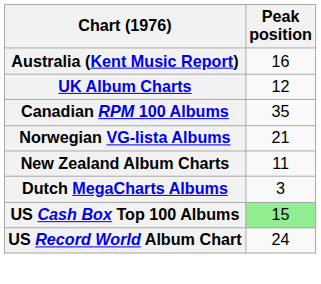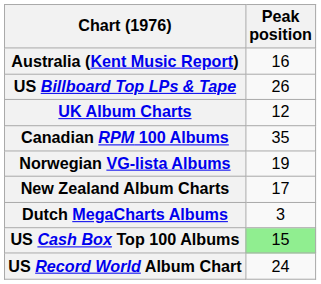+ row: (125, 86)
(281, 138) 21 -> (281, 163) 19
(281, 163) 11 -> (281, 189) 17
